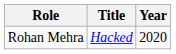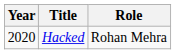columns swapped: (153, 15) <-> (46, 15)
